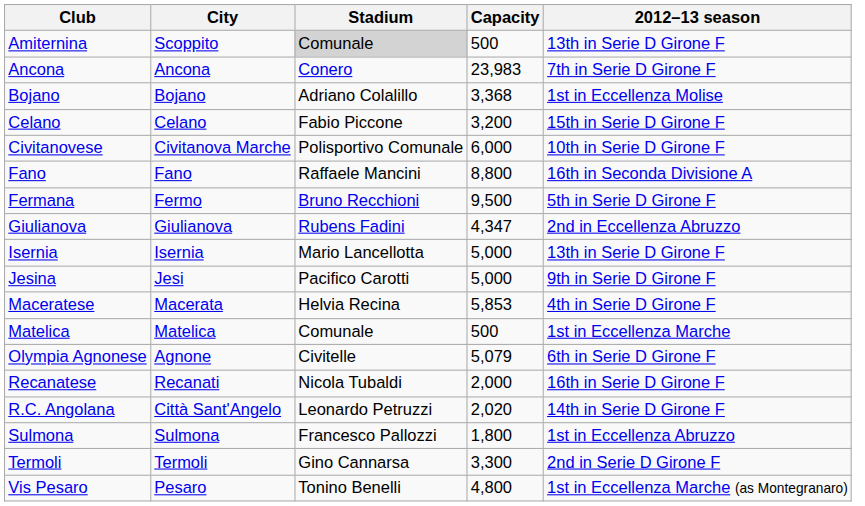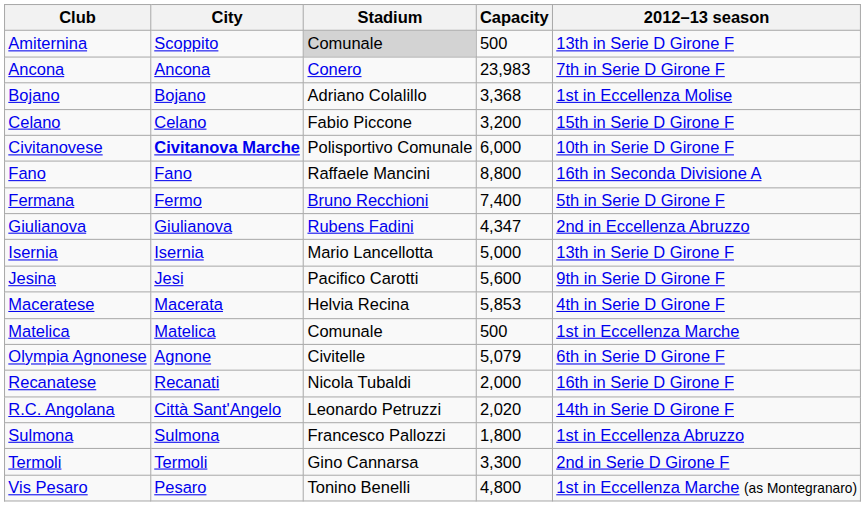(222, 148) normal -> (227, 148) bold
(491, 200) 9,500 -> (501, 200) 7,400
(491, 278) 5,000 -> (501, 278) 5,600
